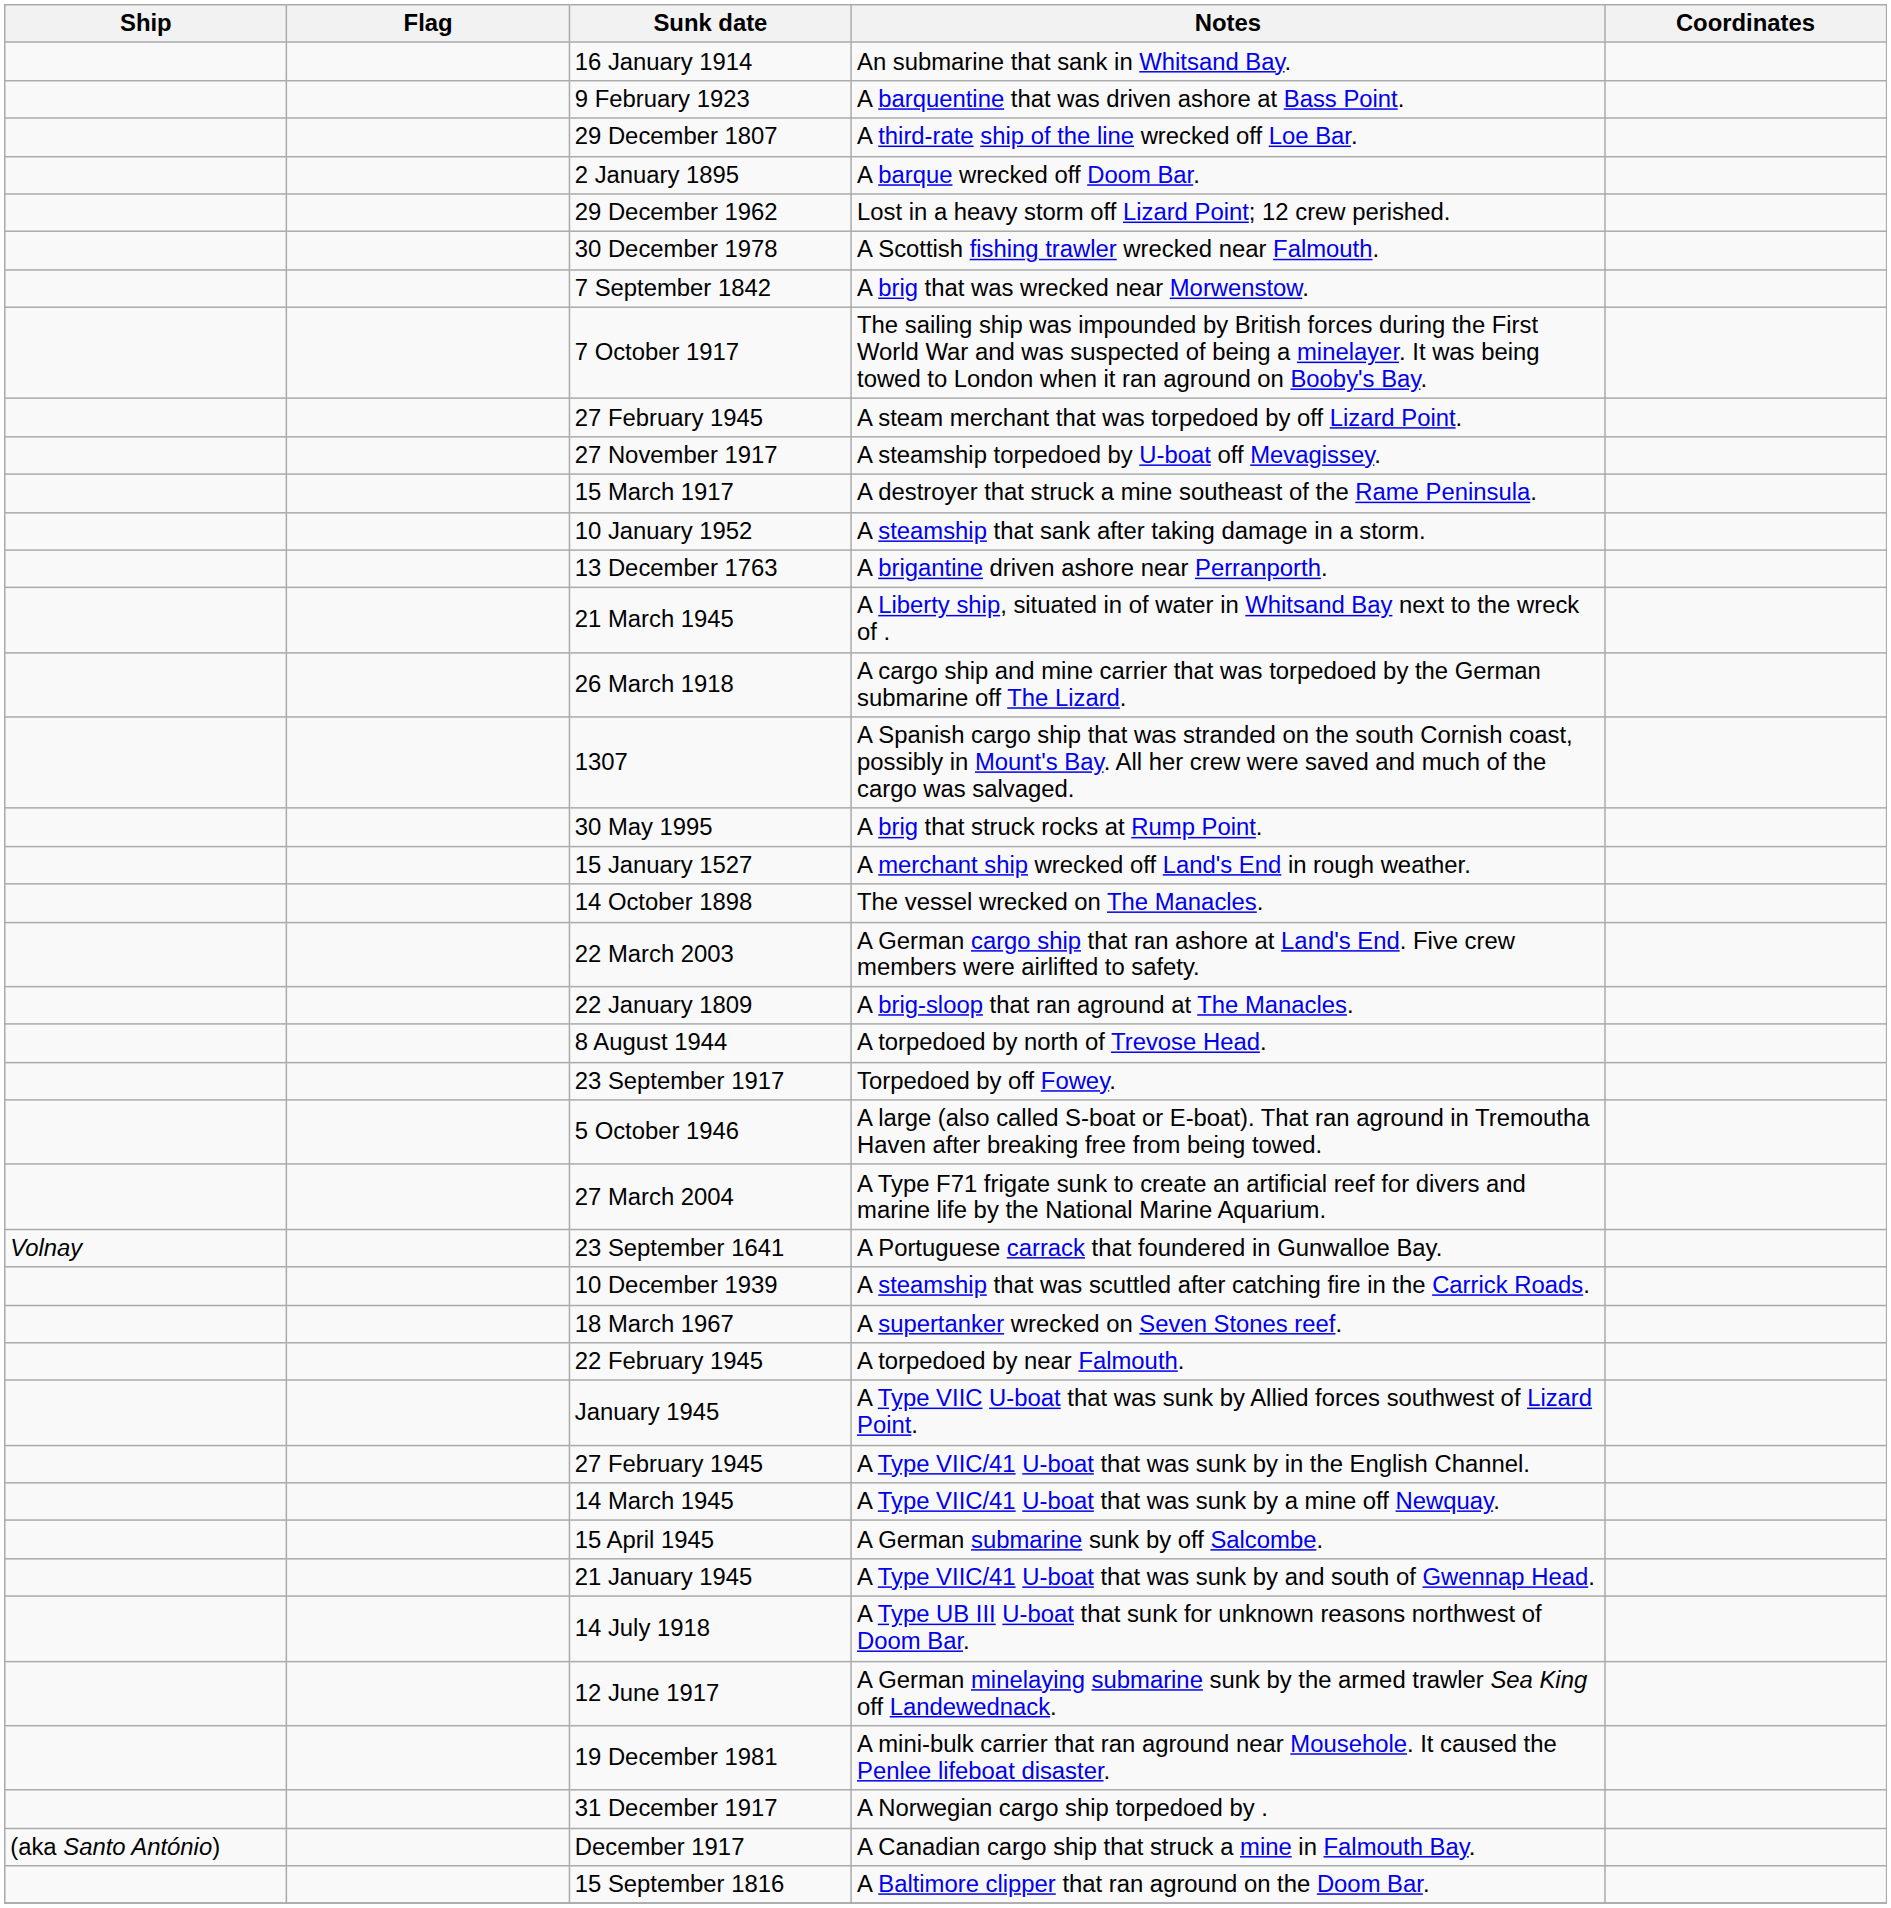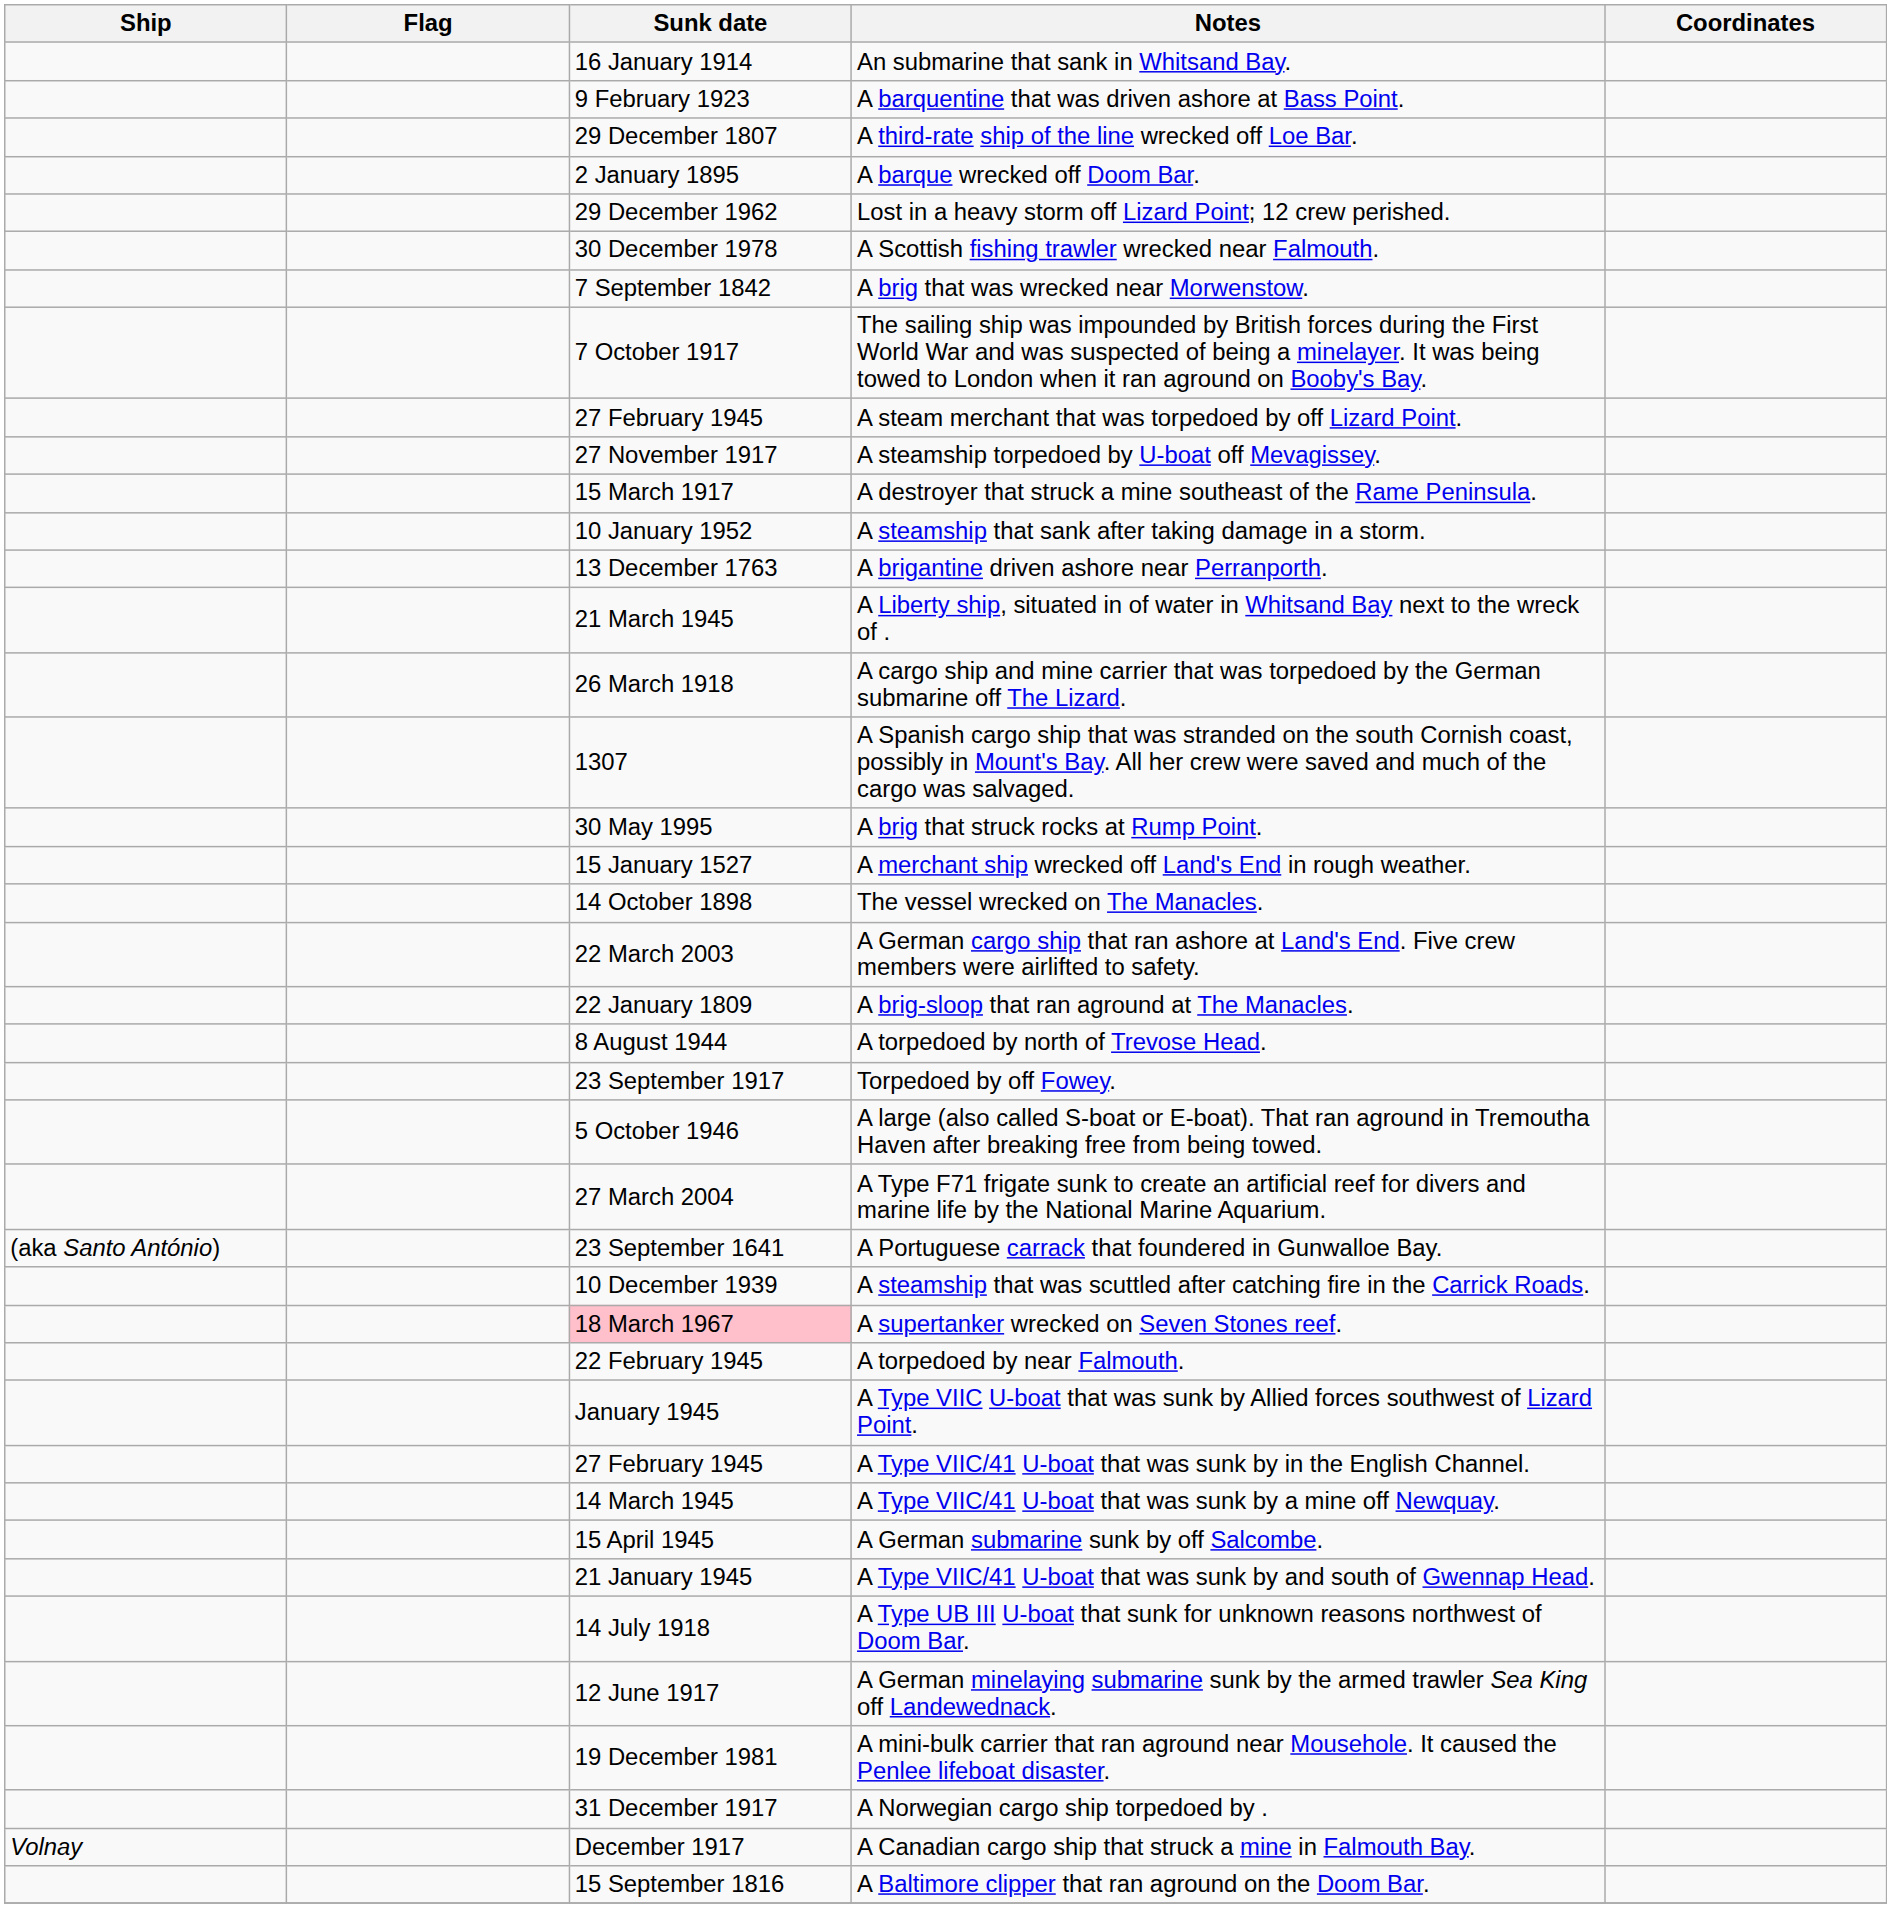(46, 1247) Volnay -> (115, 1247) (aka Santo António)
(654, 1323) no background -> (654, 1323) pink background
(115, 1846) (aka Santo António) -> (46, 1846) Volnay
